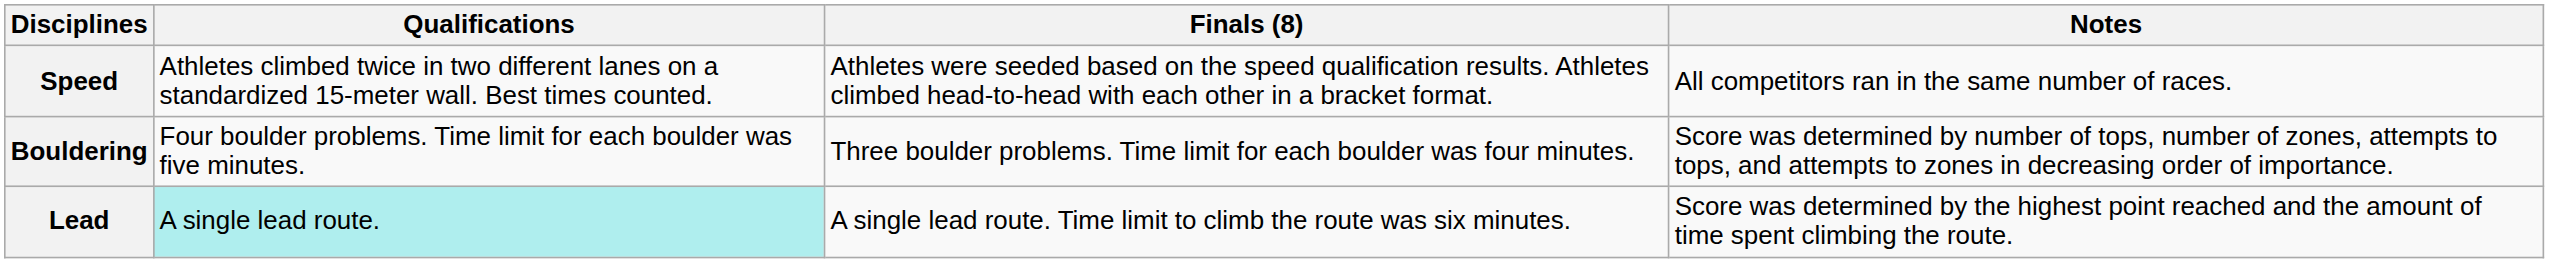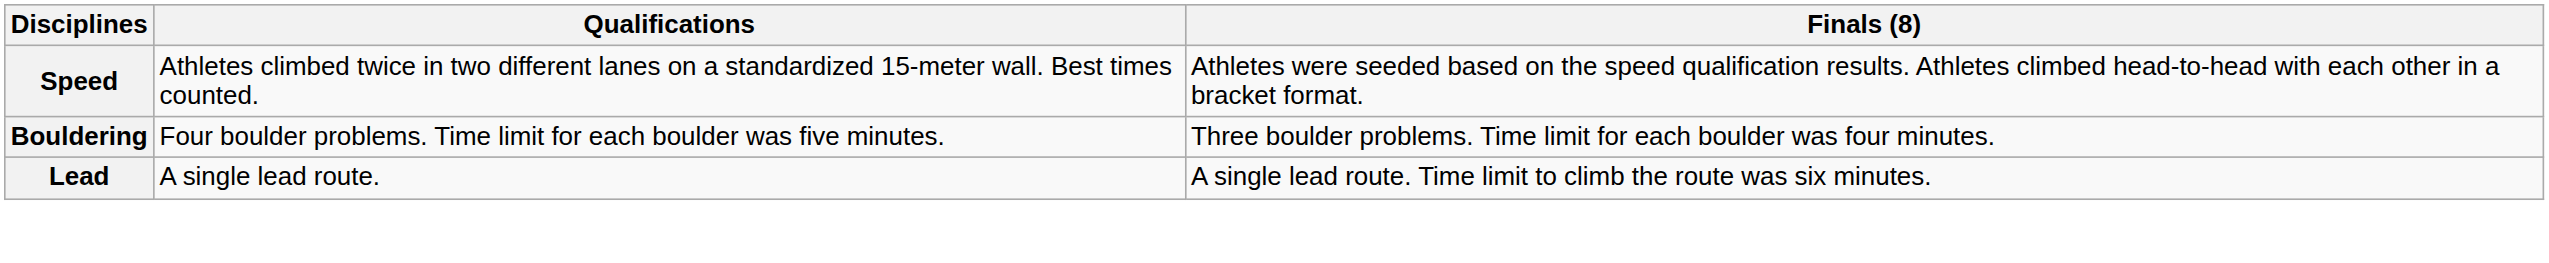- column: (2106, 25)
(270, 221) paleturquoise background -> (270, 177) no background
